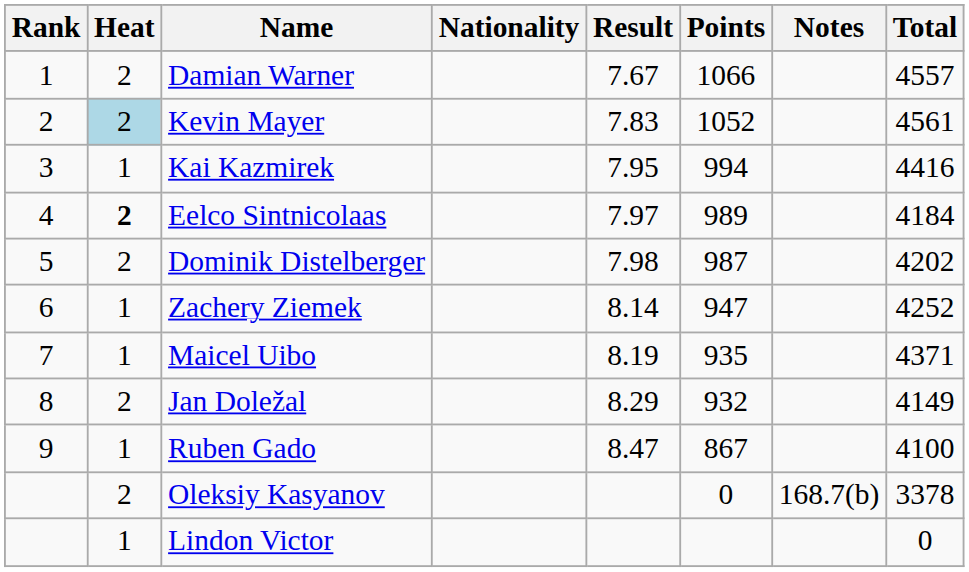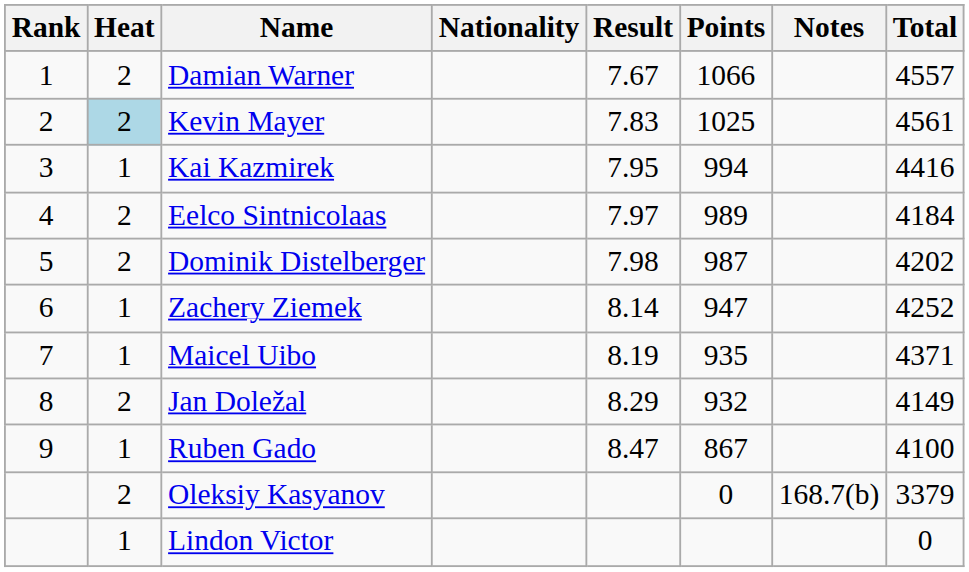(726, 121) 1052 -> (726, 121) 1025
(124, 214) bold -> (124, 214) normal
(925, 494) 3378 -> (925, 494) 3379
